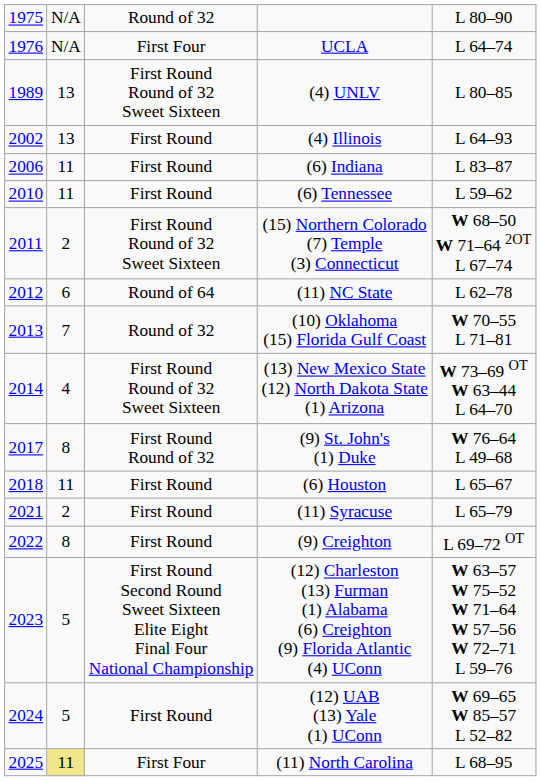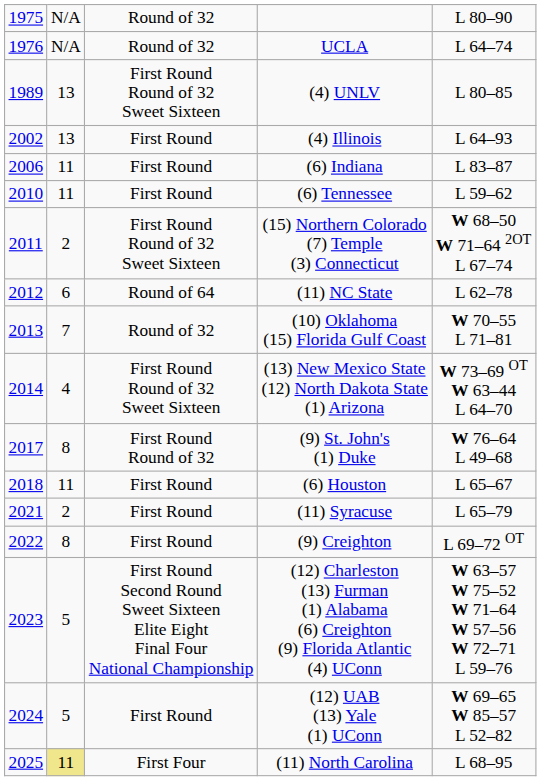(171, 45) First Four -> (171, 45) Round of 32
